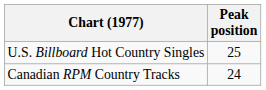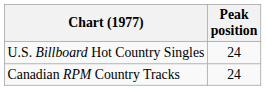(234, 52) 25 -> (234, 52) 24
